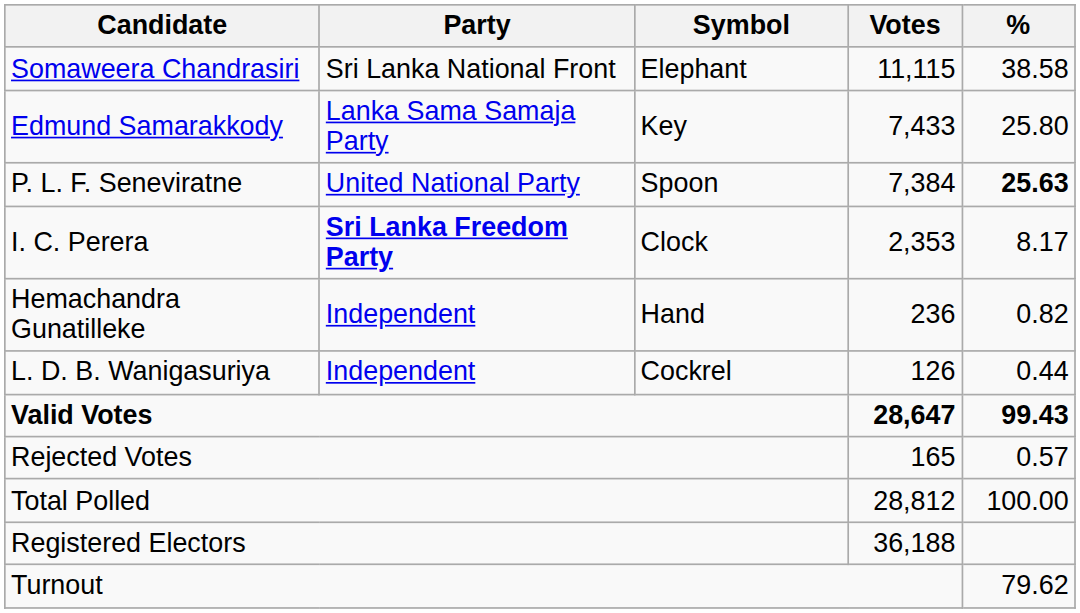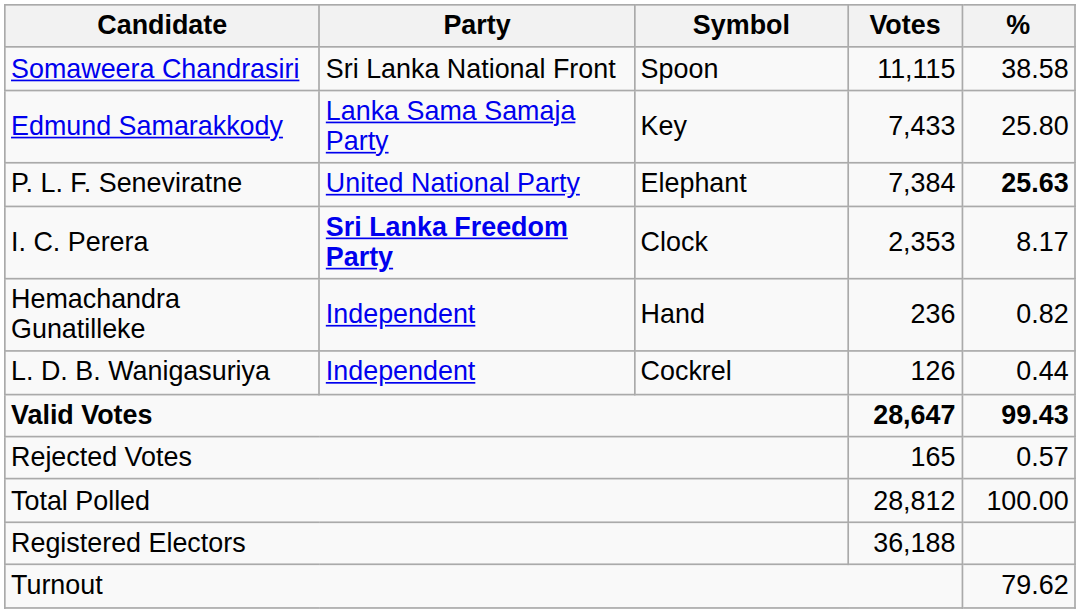(694, 68) Elephant -> (679, 68) Spoon
(679, 183) Spoon -> (694, 183) Elephant
